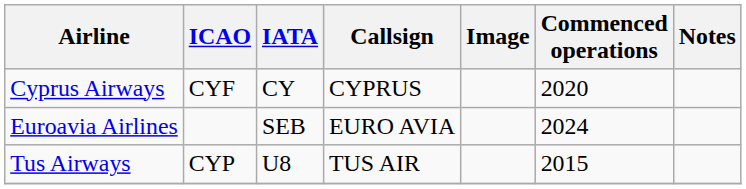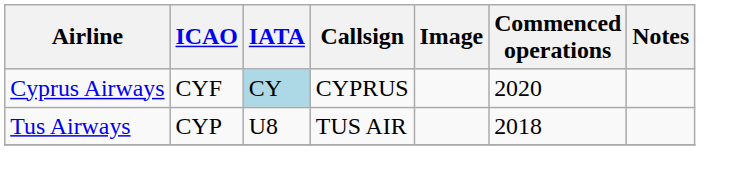(279, 88) no background -> (265, 88) lightblue background
- row: (94, 125)
(564, 163) 2015 -> (518, 125) 2018
